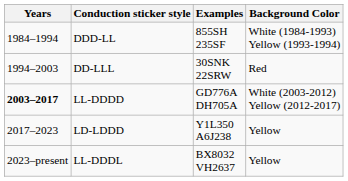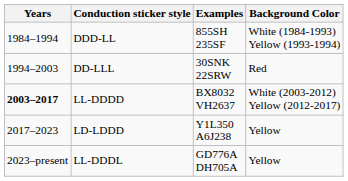(217, 99) GD776A DH705A -> (215, 99) BX8032 VH2637
(215, 161) BX8032 VH2637 -> (217, 161) GD776A DH705A
